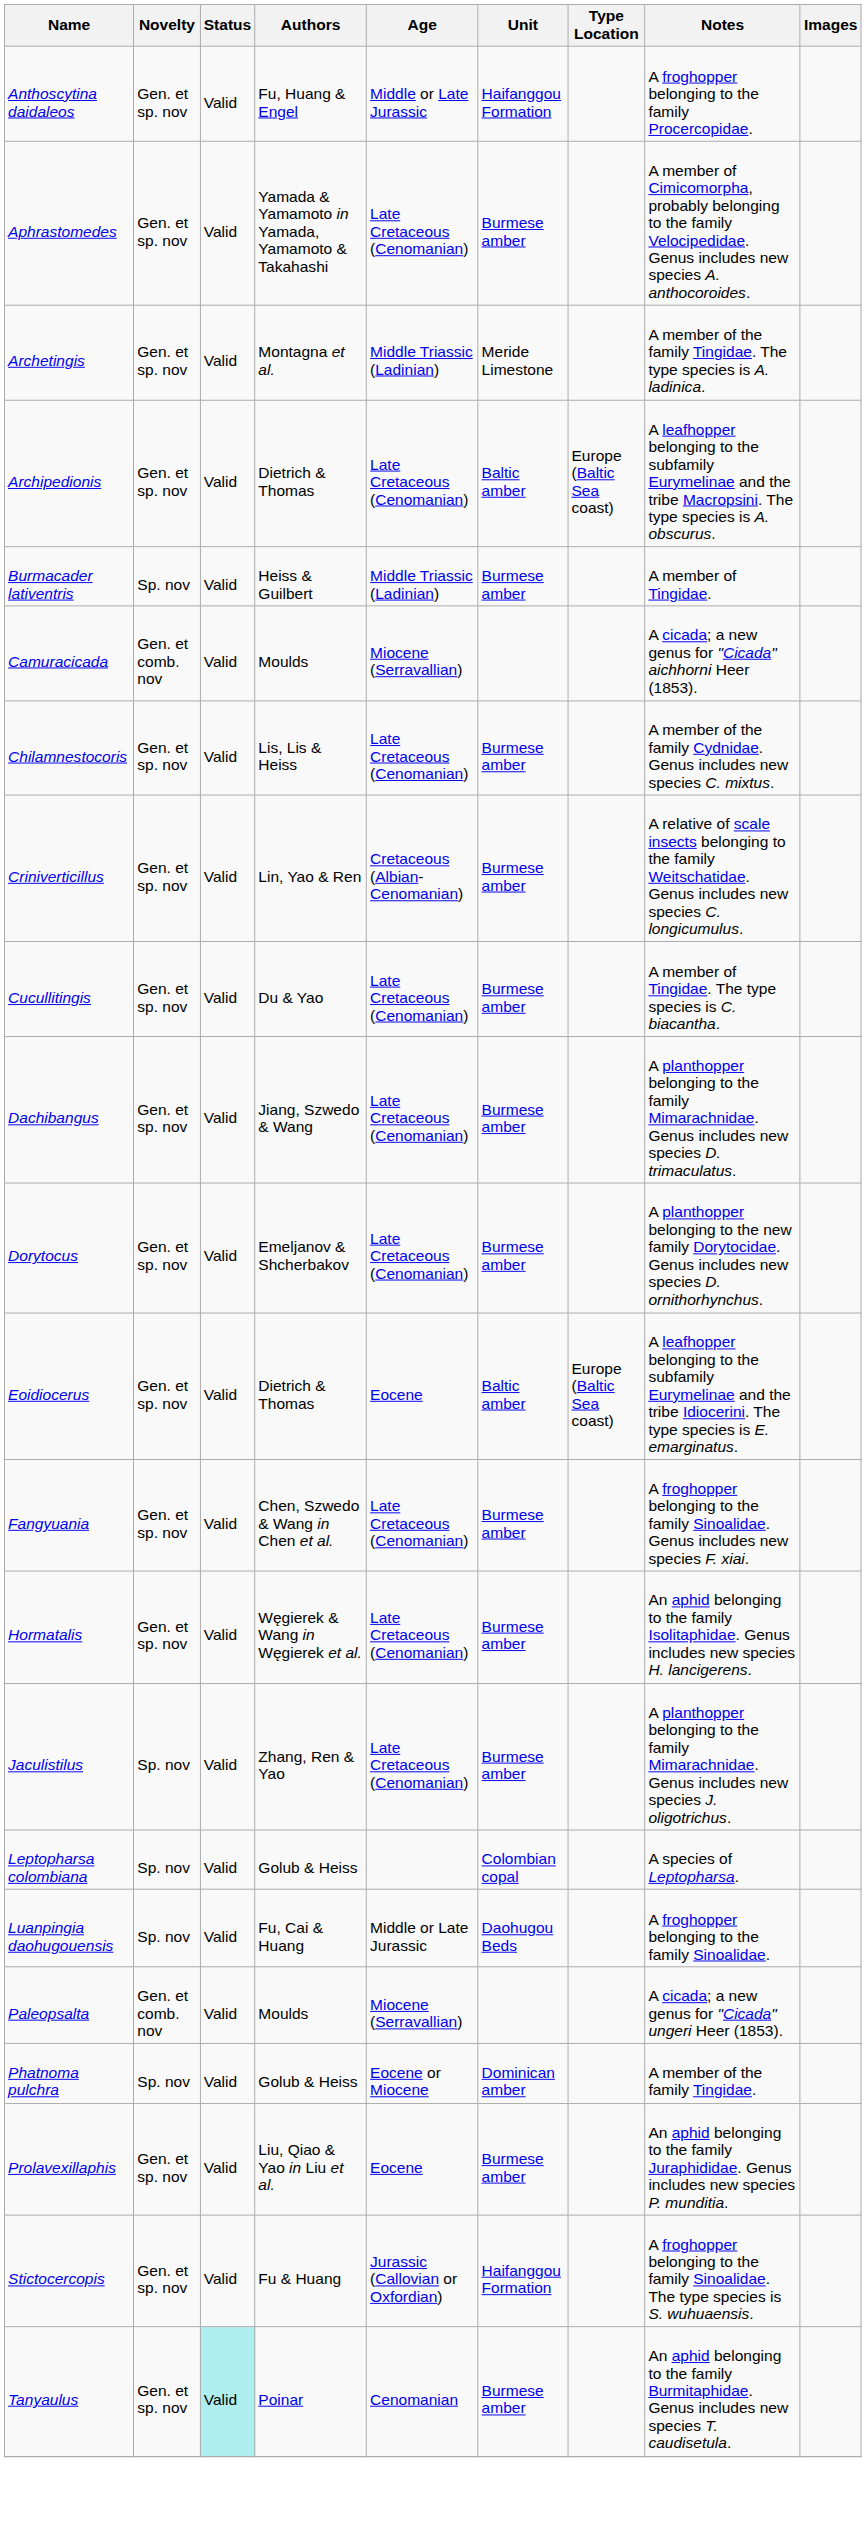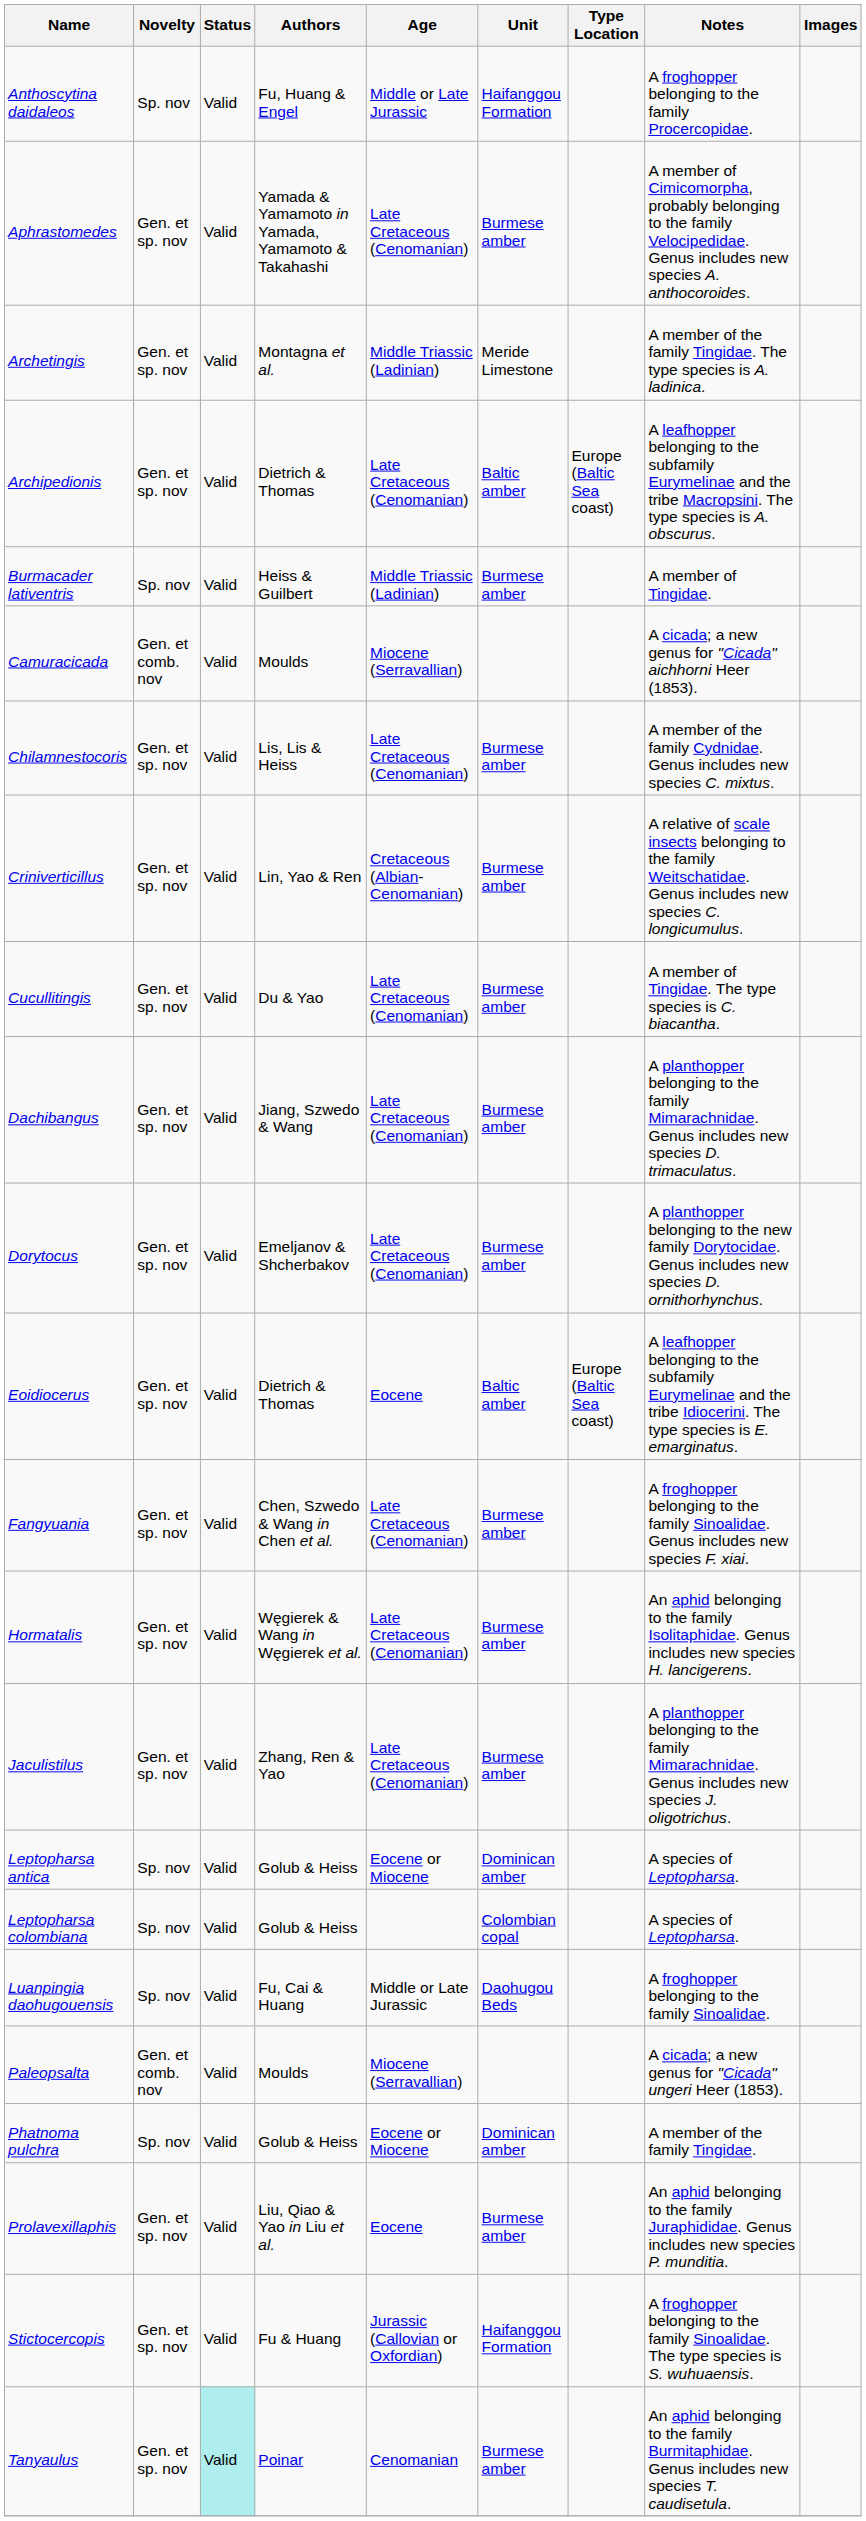(163, 102) Gen. et sp. nov -> (164, 102) Sp. nov
(164, 1765) Sp. nov -> (163, 1765) Gen. et sp. nov
+ row: (51, 1868)
